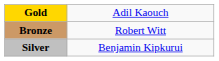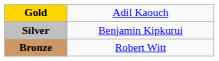rows swapped: (36, 47) <-> (36, 30)
